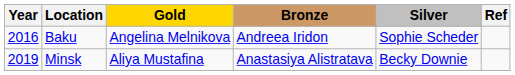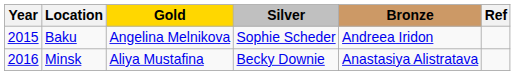columns swapped: (429, 15) <-> (305, 15)
(23, 37) 2016 -> (23, 37) 2015
(23, 59) 2019 -> (23, 59) 2016
